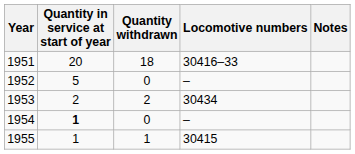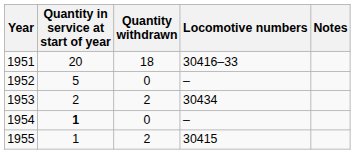(147, 139) 1 -> (147, 139) 2
